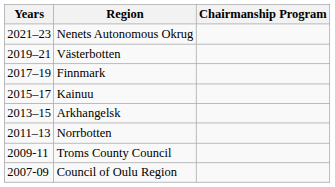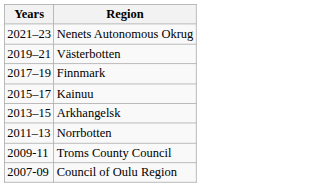- column: (263, 14)
